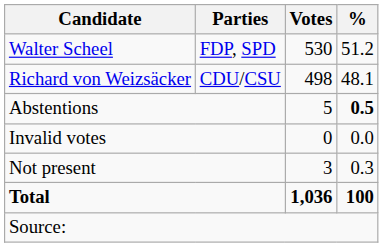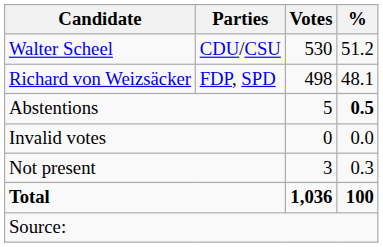(238, 49) FDP, SPD -> (240, 49) CDU/CSU
(240, 78) CDU/CSU -> (238, 78) FDP, SPD
